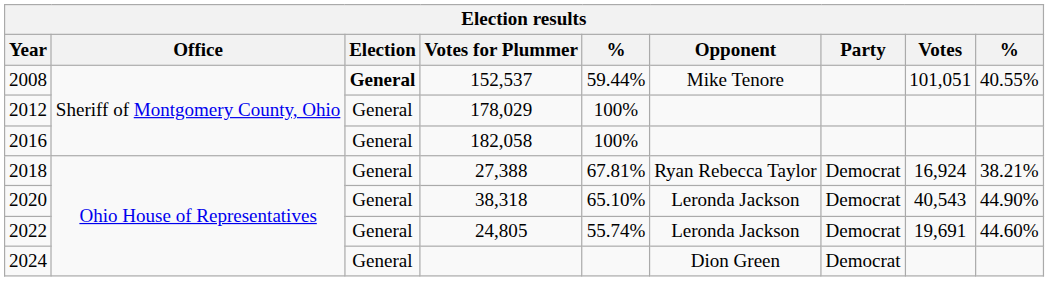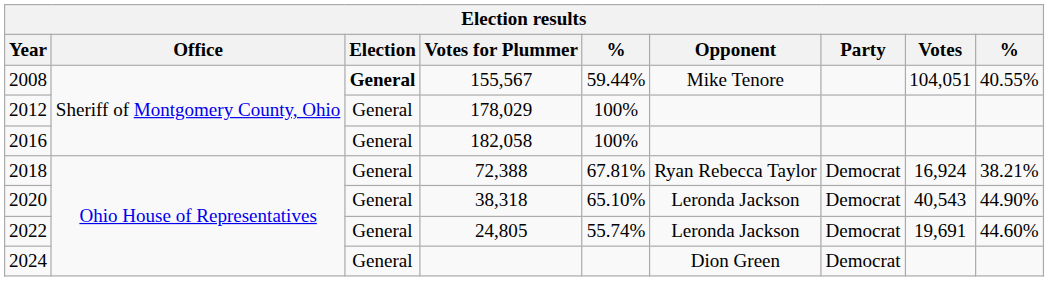(501, 79) 152,537 -> (501, 79) 155,567
(940, 79) 101,051 -> (940, 79) 104,051
(501, 170) 27,388 -> (501, 170) 72,388
